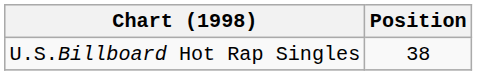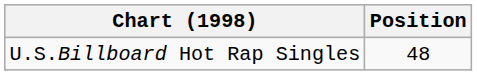(418, 54) 38 -> (418, 54) 48
